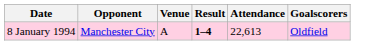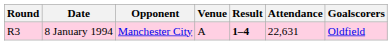+ column: (23, 13)
(246, 31) 22,613 -> (283, 31) 22,631
